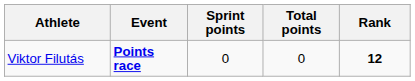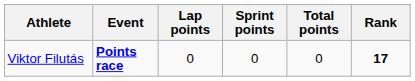+ column: (190, 23)
(375, 58) 12 -> (381, 58) 17
